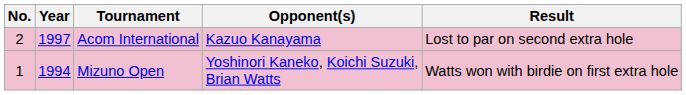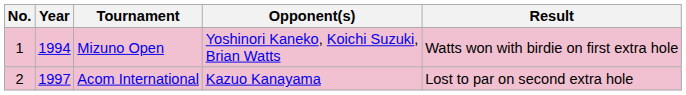rows swapped: (121, 71) <-> (138, 39)
